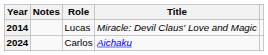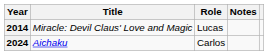columns swapped: (177, 12) <-> (46, 12)
